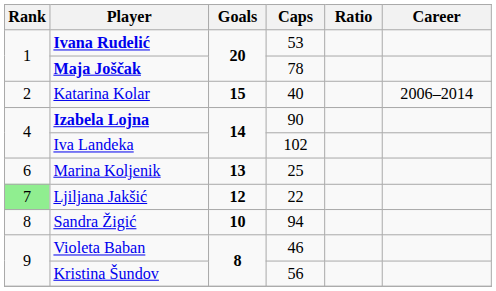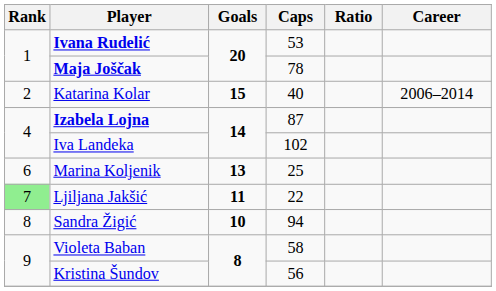(296, 119) 90 -> (296, 119) 87
(238, 196) 12 -> (238, 196) 11
(296, 247) 46 -> (296, 247) 58
